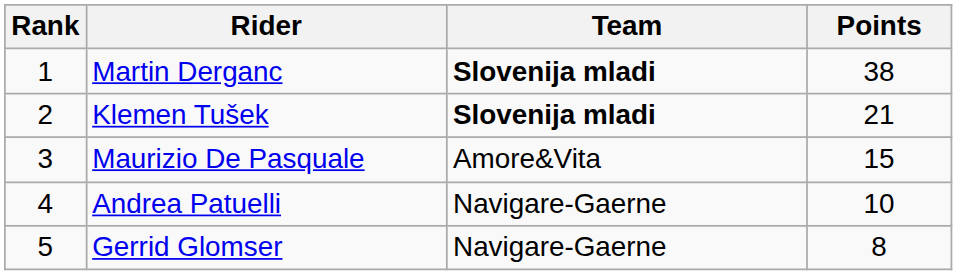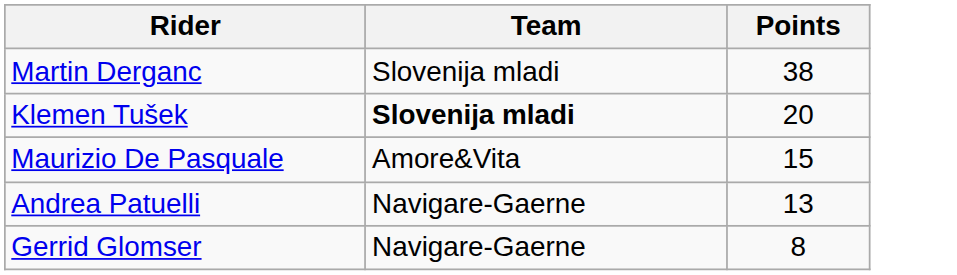- column: (45, 26)
(554, 70) bold -> (466, 70) normal
(879, 114) 21 -> (798, 114) 20
(879, 203) 10 -> (798, 203) 13
